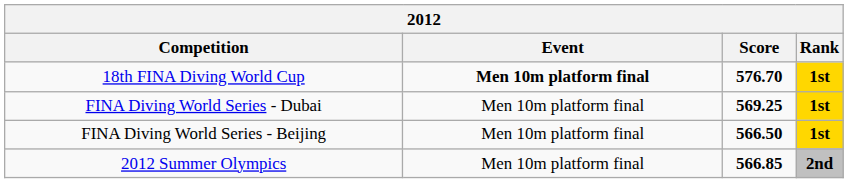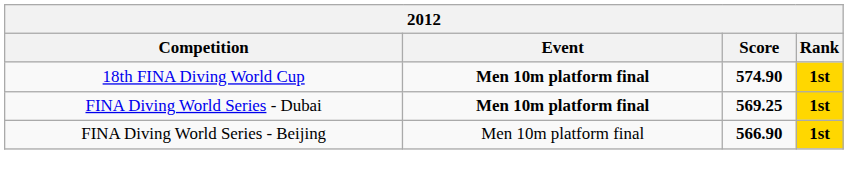(759, 76) 576.70 -> (759, 76) 574.90
(563, 105) normal -> (563, 105) bold
(759, 134) 566.50 -> (759, 134) 566.90
- row: (204, 163)
